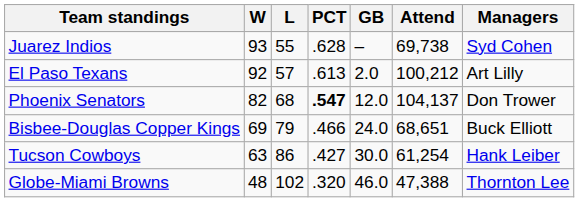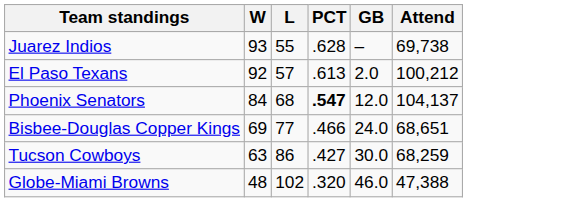- column: (518, 18)
(258, 100) 82 -> (258, 100) 84
(285, 127) 79 -> (285, 127) 77
(423, 155) 61,254 -> (423, 155) 68,259
